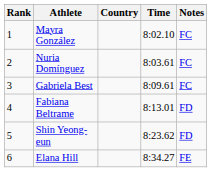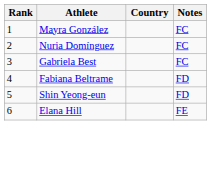- column: (159, 12)
